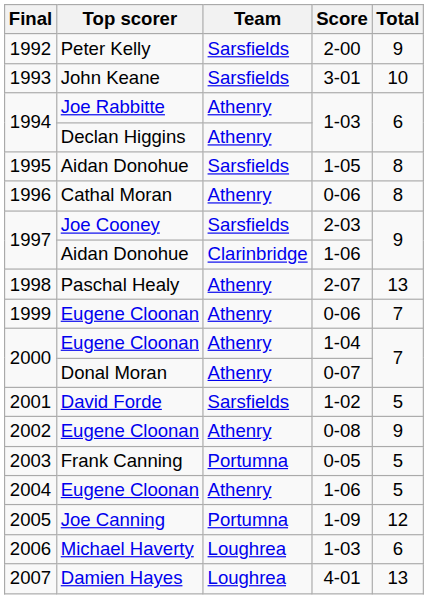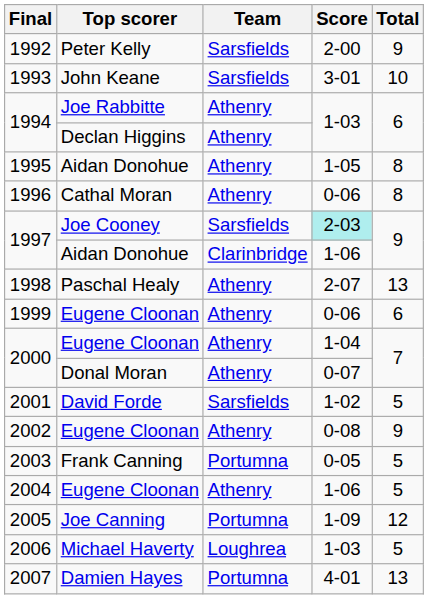(248, 166) Sarsfields -> (240, 166) Athenry
(342, 225) no background -> (342, 225) paleturquoise background
(398, 313) 7 -> (398, 313) 6
(398, 549) 6 -> (398, 549) 5
(247, 578) Loughrea -> (248, 578) Portumna
